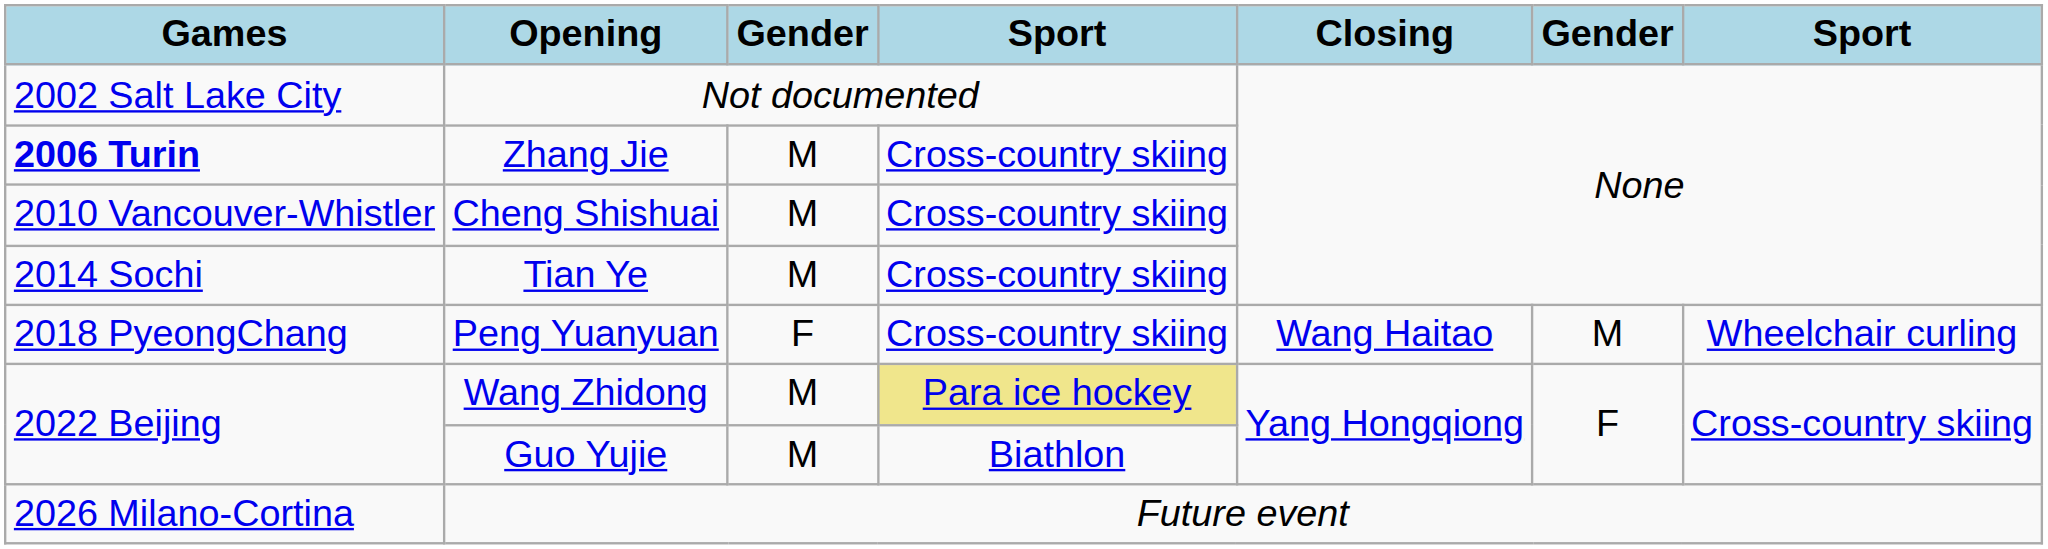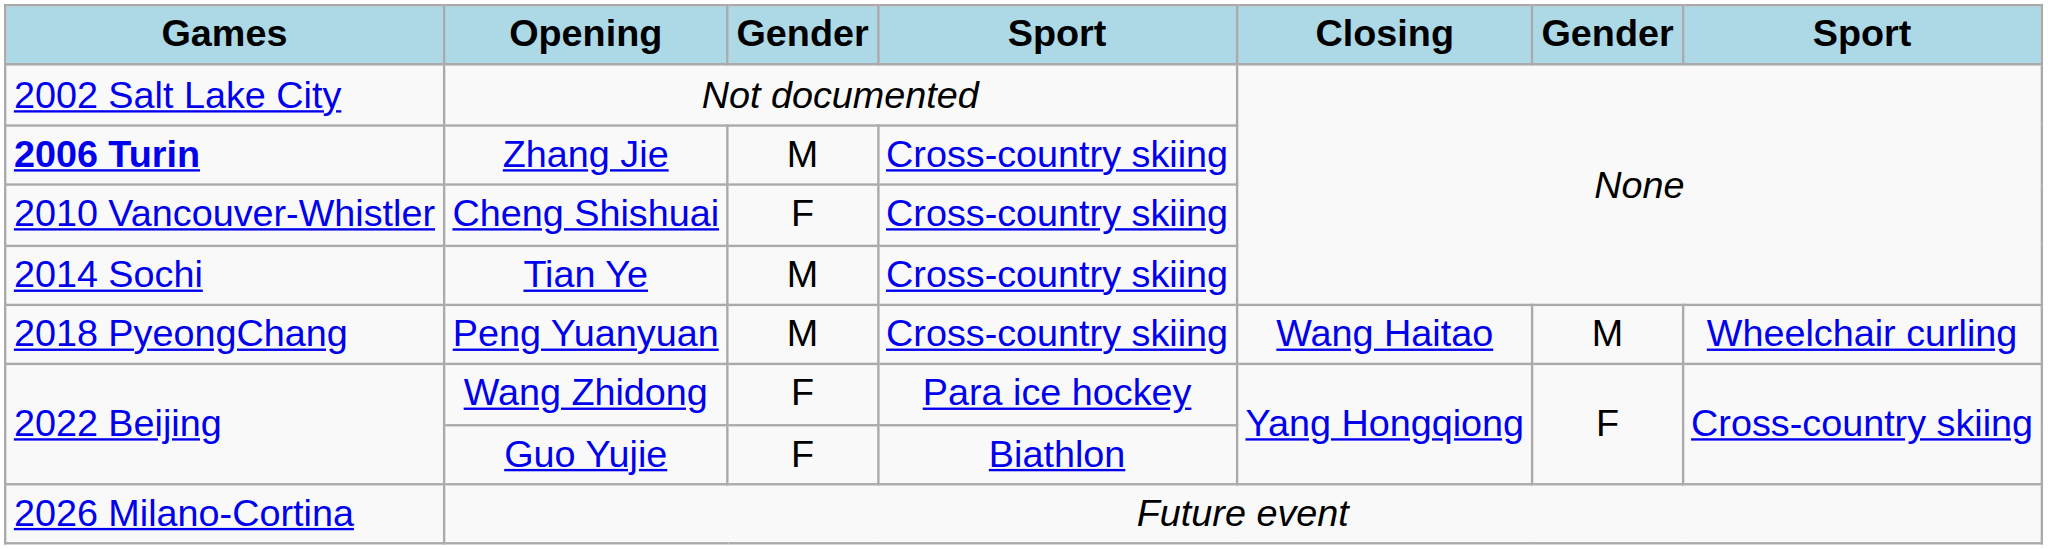(803, 214) M -> (803, 214) F
(803, 333) F -> (803, 333) M
(803, 393) M -> (803, 393) F
(1057, 393) khaki background -> (1057, 393) no background
(803, 453) M -> (803, 453) F
